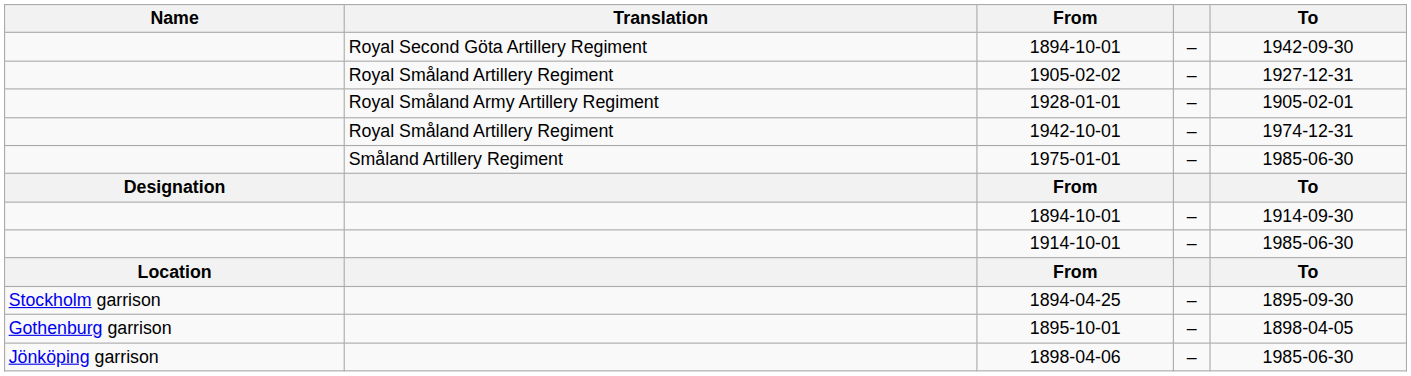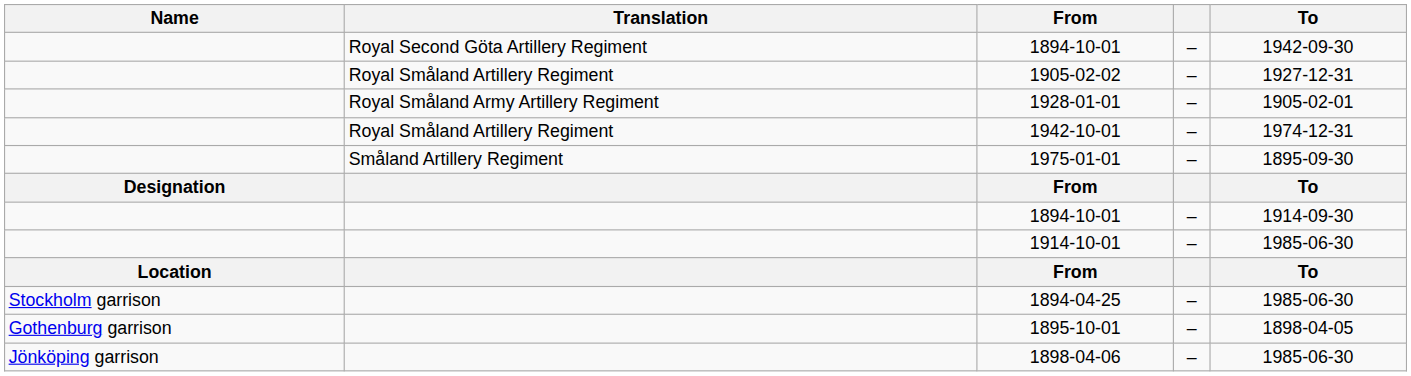(1308, 159) 1985-06-30 -> (1308, 159) 1895-09-30
(1308, 300) 1895-09-30 -> (1308, 300) 1985-06-30
